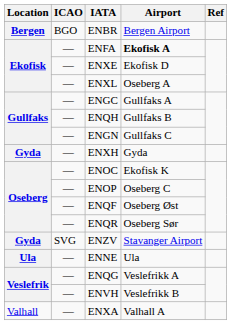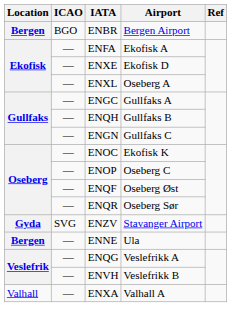(147, 48) bold -> (146, 48) normal
- row: (103, 153)
(28, 258) Ula -> (28, 240) Bergen
